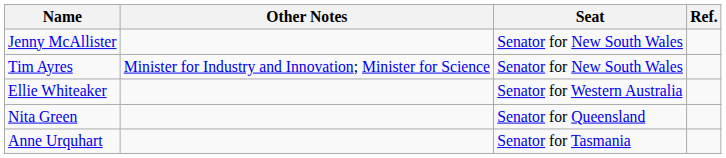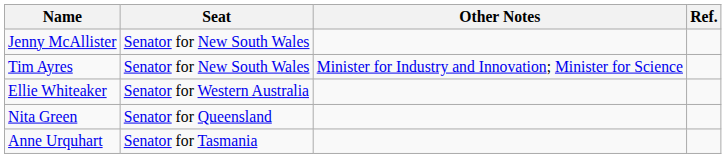columns swapped: (590, 16) <-> (307, 16)
